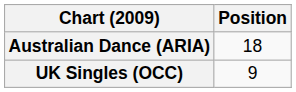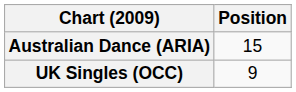(253, 45) 18 -> (253, 45) 15
